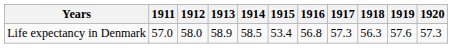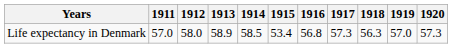(401, 33) 57.6 -> (401, 33) 57.0
